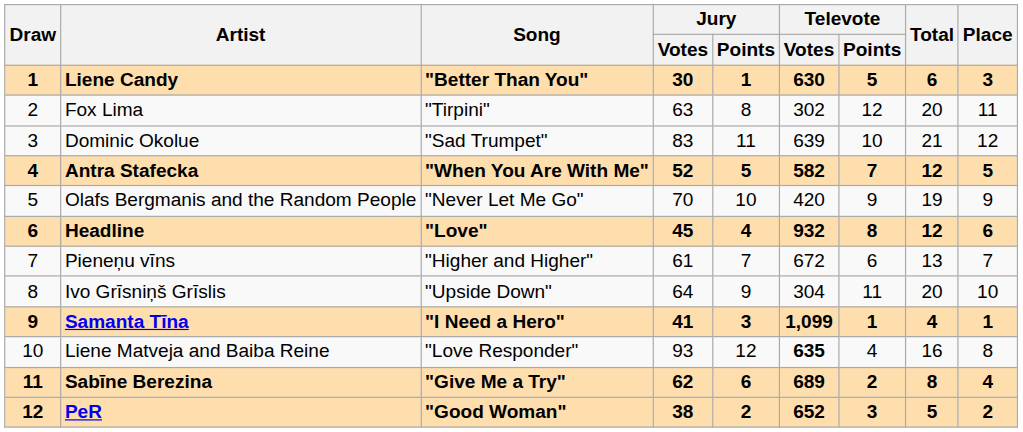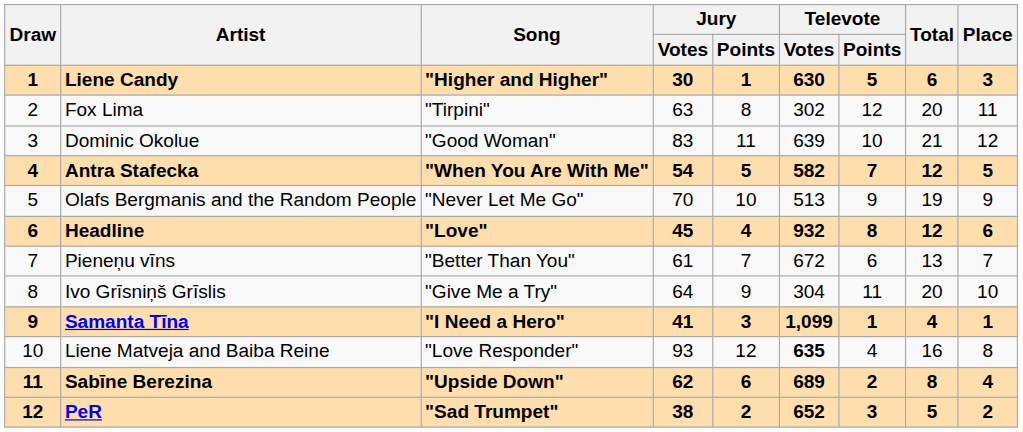(507, 79) "Better Than You" -> (517, 79) "Higher and Higher"
(486, 140) "Sad Trumpet" -> (490, 140) "Good Woman"
(683, 170) 52 -> (683, 170) 54
(809, 200) 420 -> (809, 200) 513
(509, 261) "Higher and Higher" -> (500, 261) "Better Than You"
(488, 291) "Upside Down" -> (491, 291) "Give Me a Try"
(495, 381) "Give Me a Try" -> (494, 381) "Upside Down"
(496, 412) "Good Woman" -> (492, 412) "Sad Trumpet"
